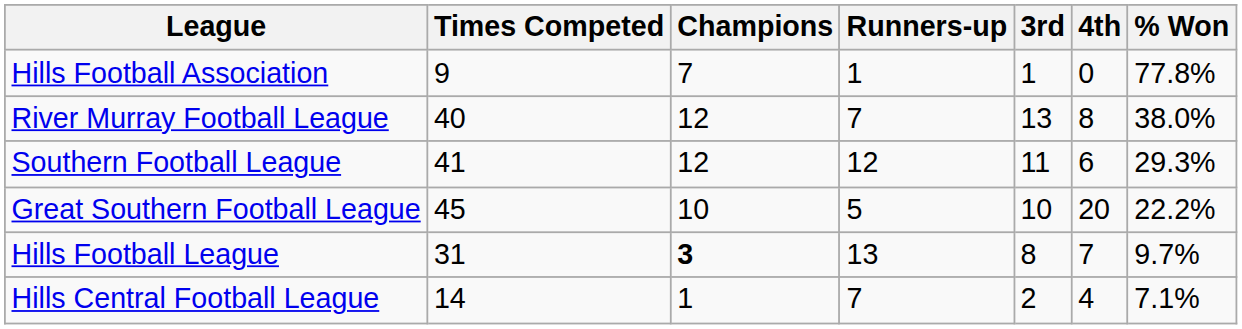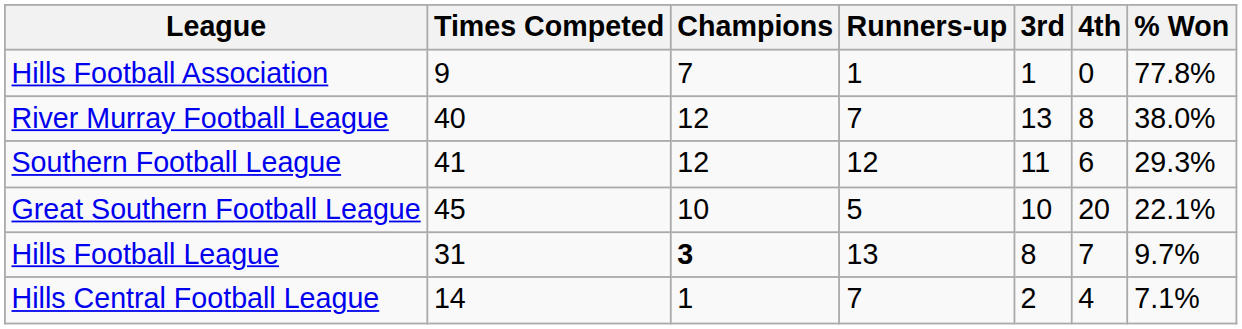(1175, 208) 22.2% -> (1175, 208) 22.1%
